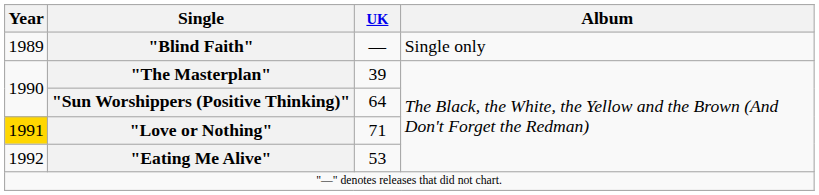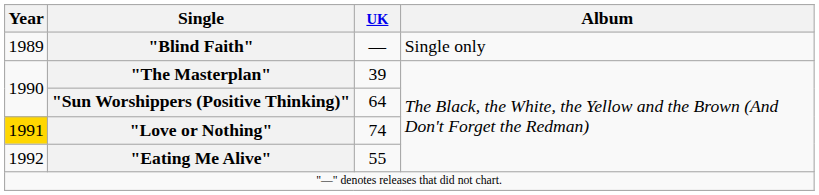(377, 130) 71 -> (377, 130) 74
(377, 158) 53 -> (377, 158) 55
